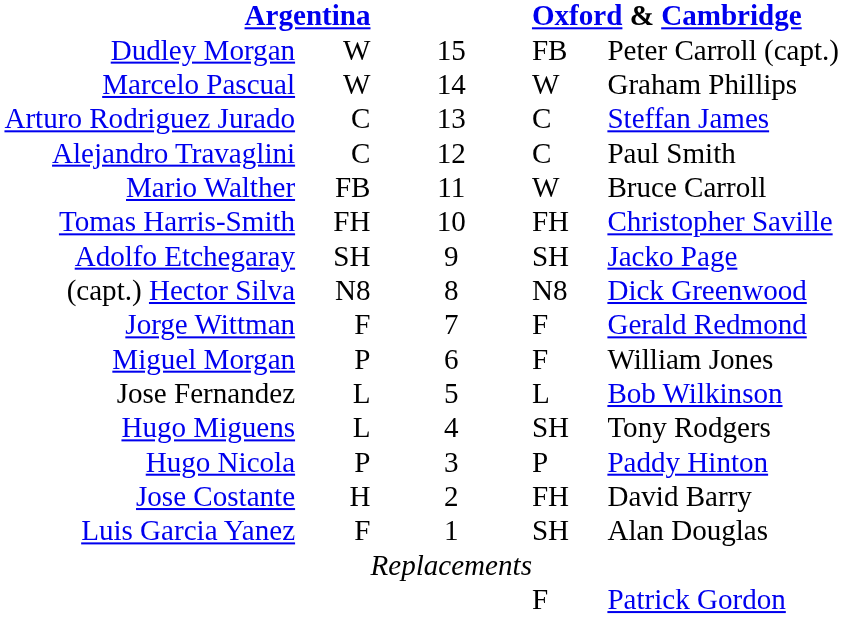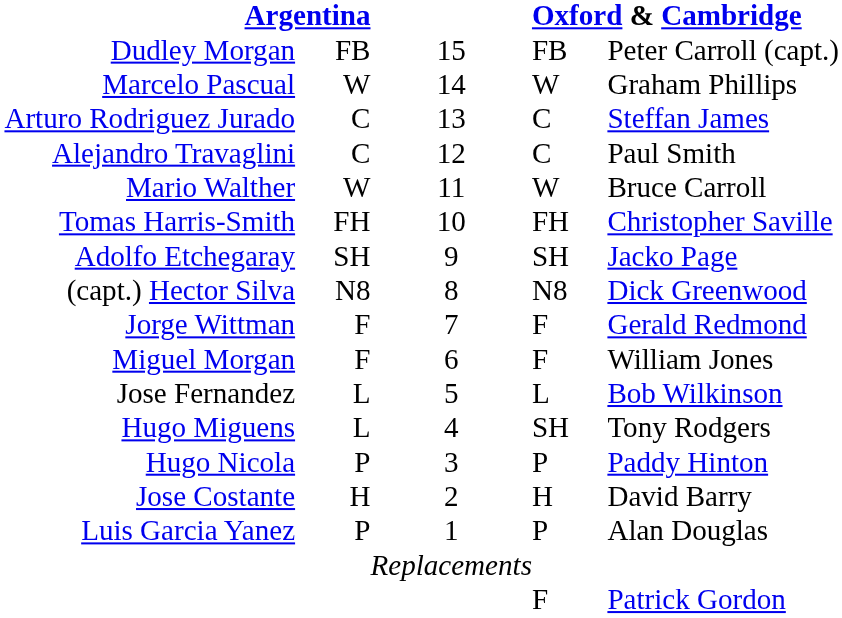(357, 49) W -> (353, 49) FB
(353, 187) FB -> (357, 187) W
(362, 359) P -> (362, 359) F
(551, 496) FH -> (542, 496) H
(362, 530) F -> (362, 530) P
(551, 530) SH -> (540, 530) P
